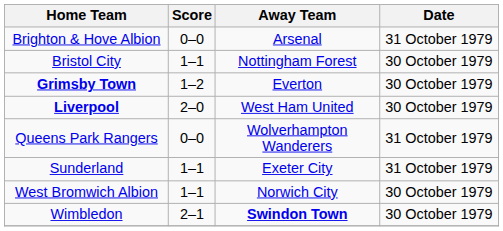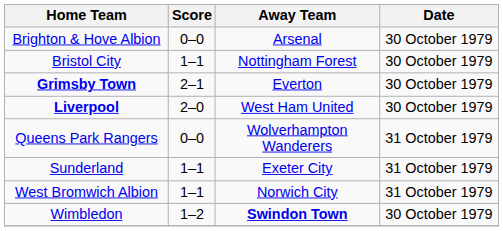(439, 38) 31 October 1979 -> (439, 38) 30 October 1979
(192, 84) 1–2 -> (192, 84) 2–1
(439, 191) 30 October 1979 -> (439, 191) 31 October 1979
(192, 214) 2–1 -> (192, 214) 1–2
